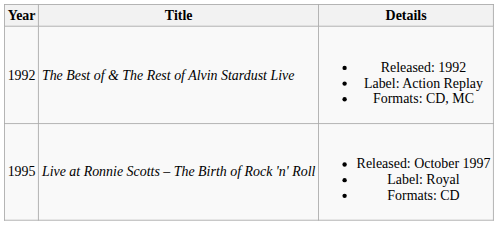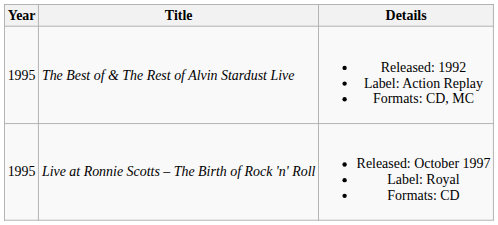(22, 75) 1992 -> (22, 75) 1995
